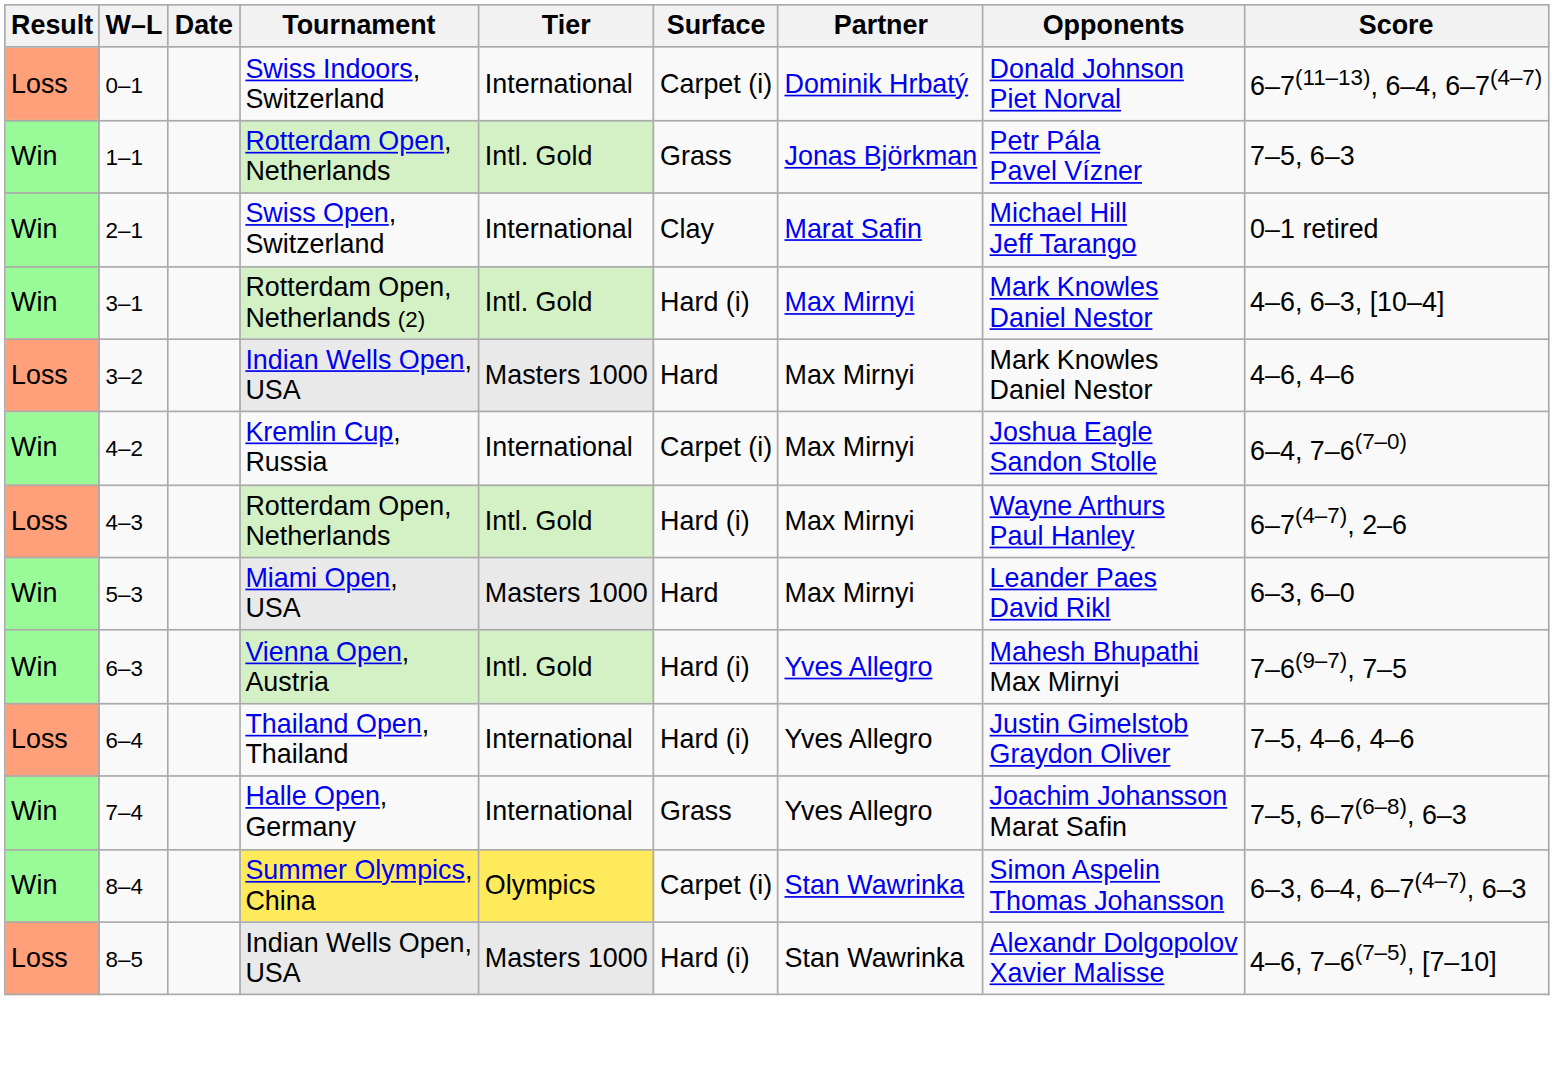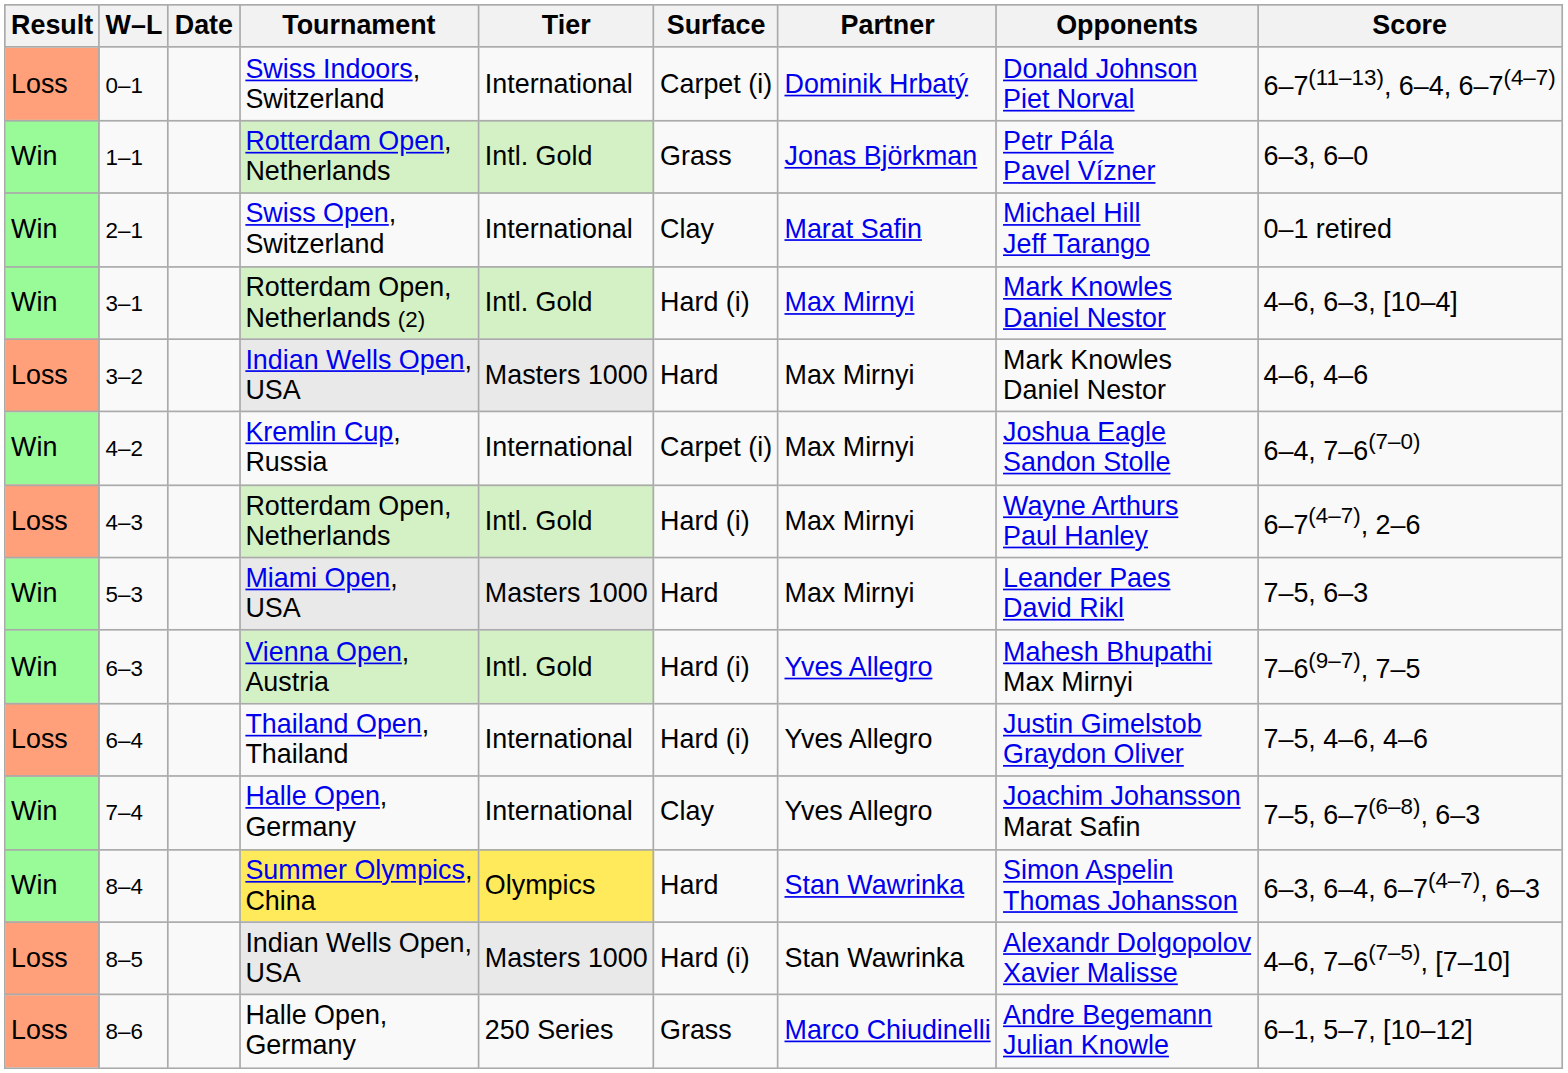(1302, 156) 7–5, 6–3 -> (1316, 156) 6–3, 6–0
(1302, 593) 6–3, 6–0 -> (1316, 593) 7–5, 6–3
(696, 812) Grass -> (687, 812) Clay
(716, 885) Carpet (i) -> (689, 885) Hard
+ row: (124, 1032)
